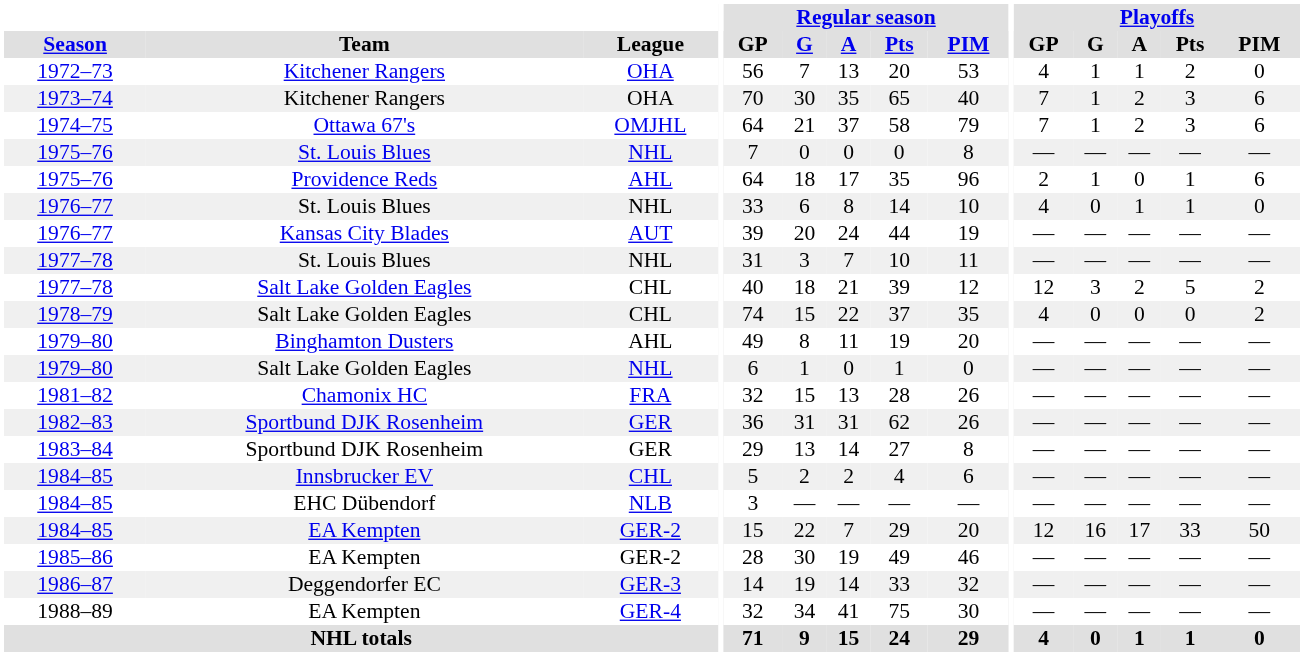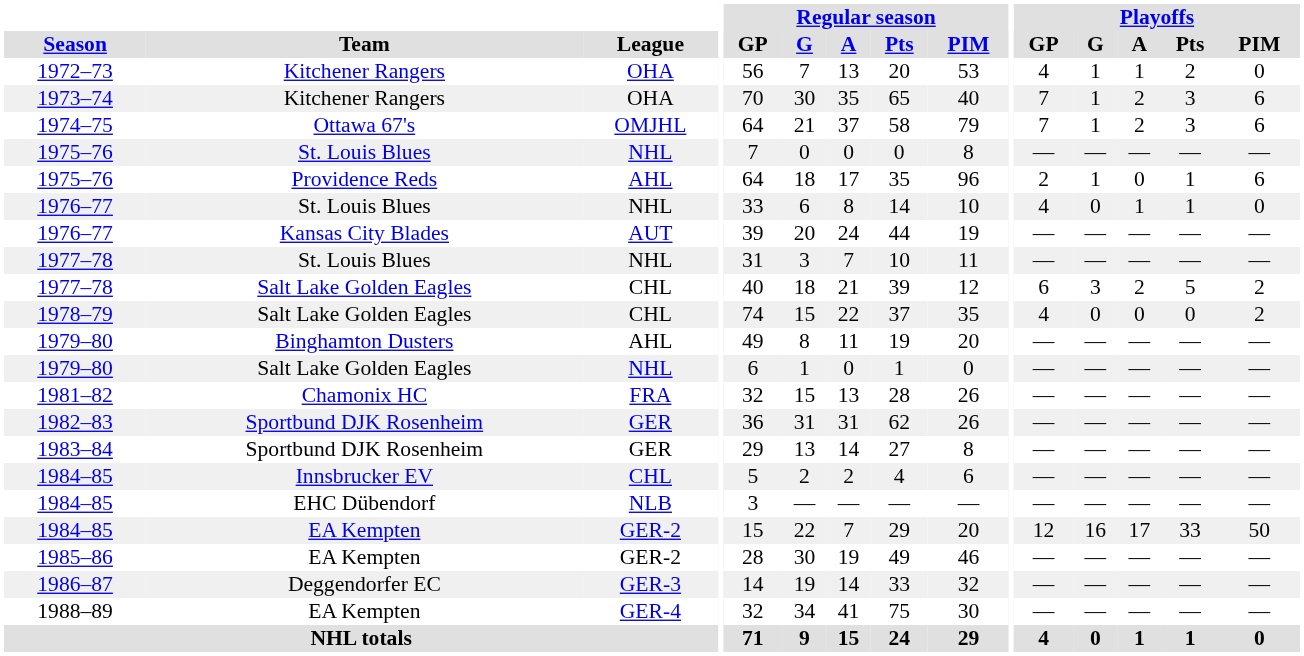(1044, 287) 12 -> (1044, 287) 6
